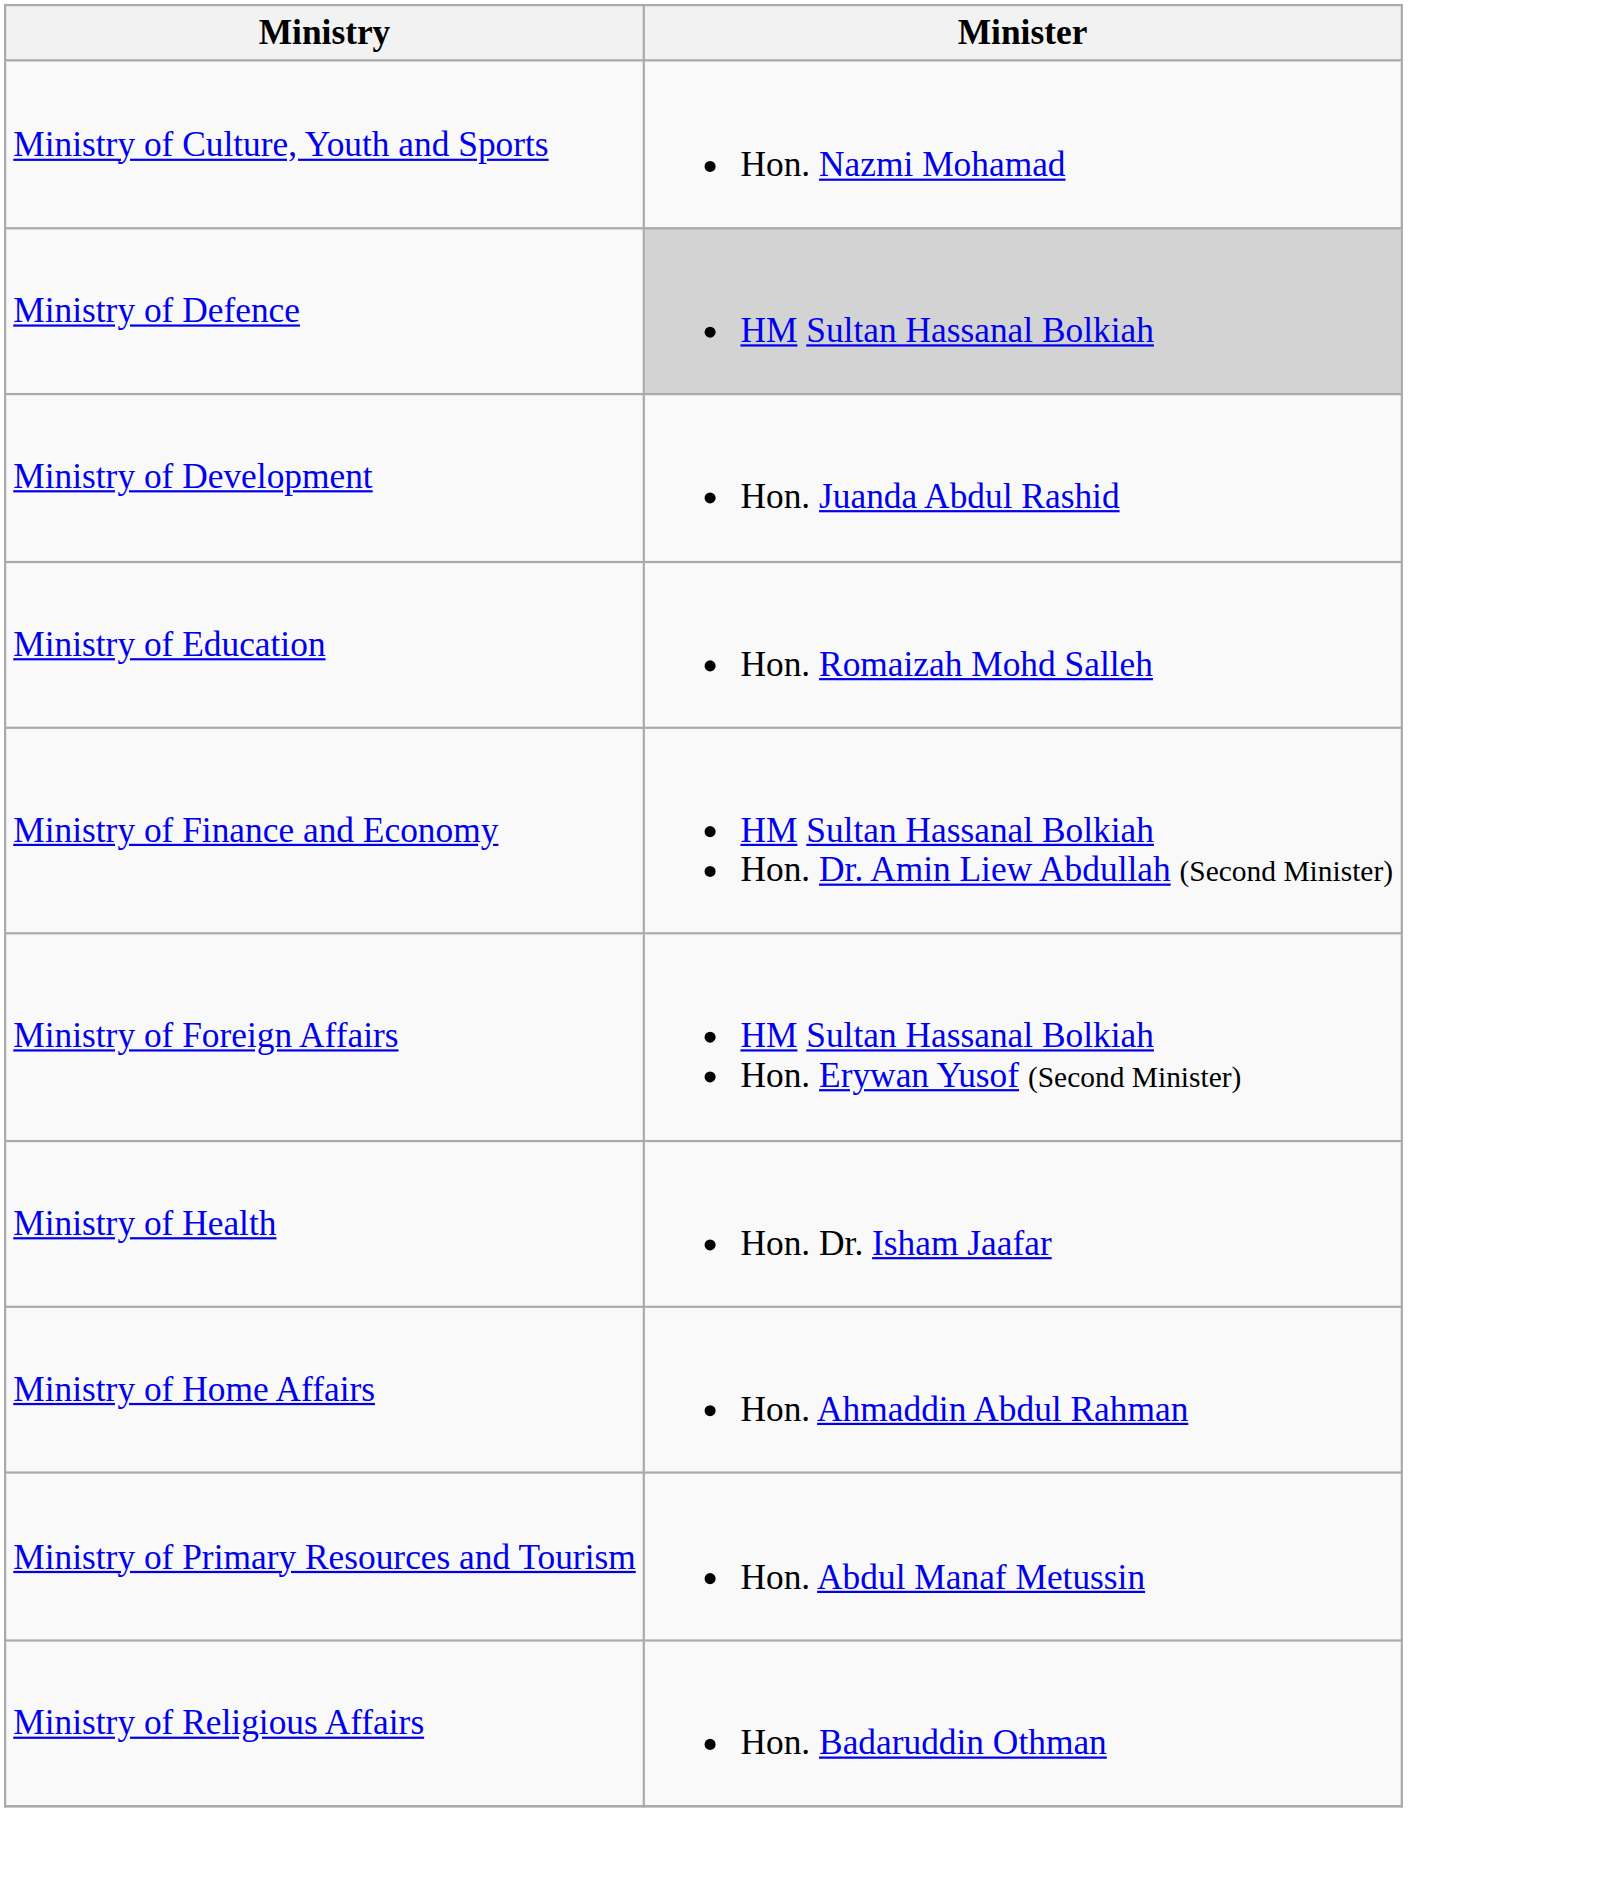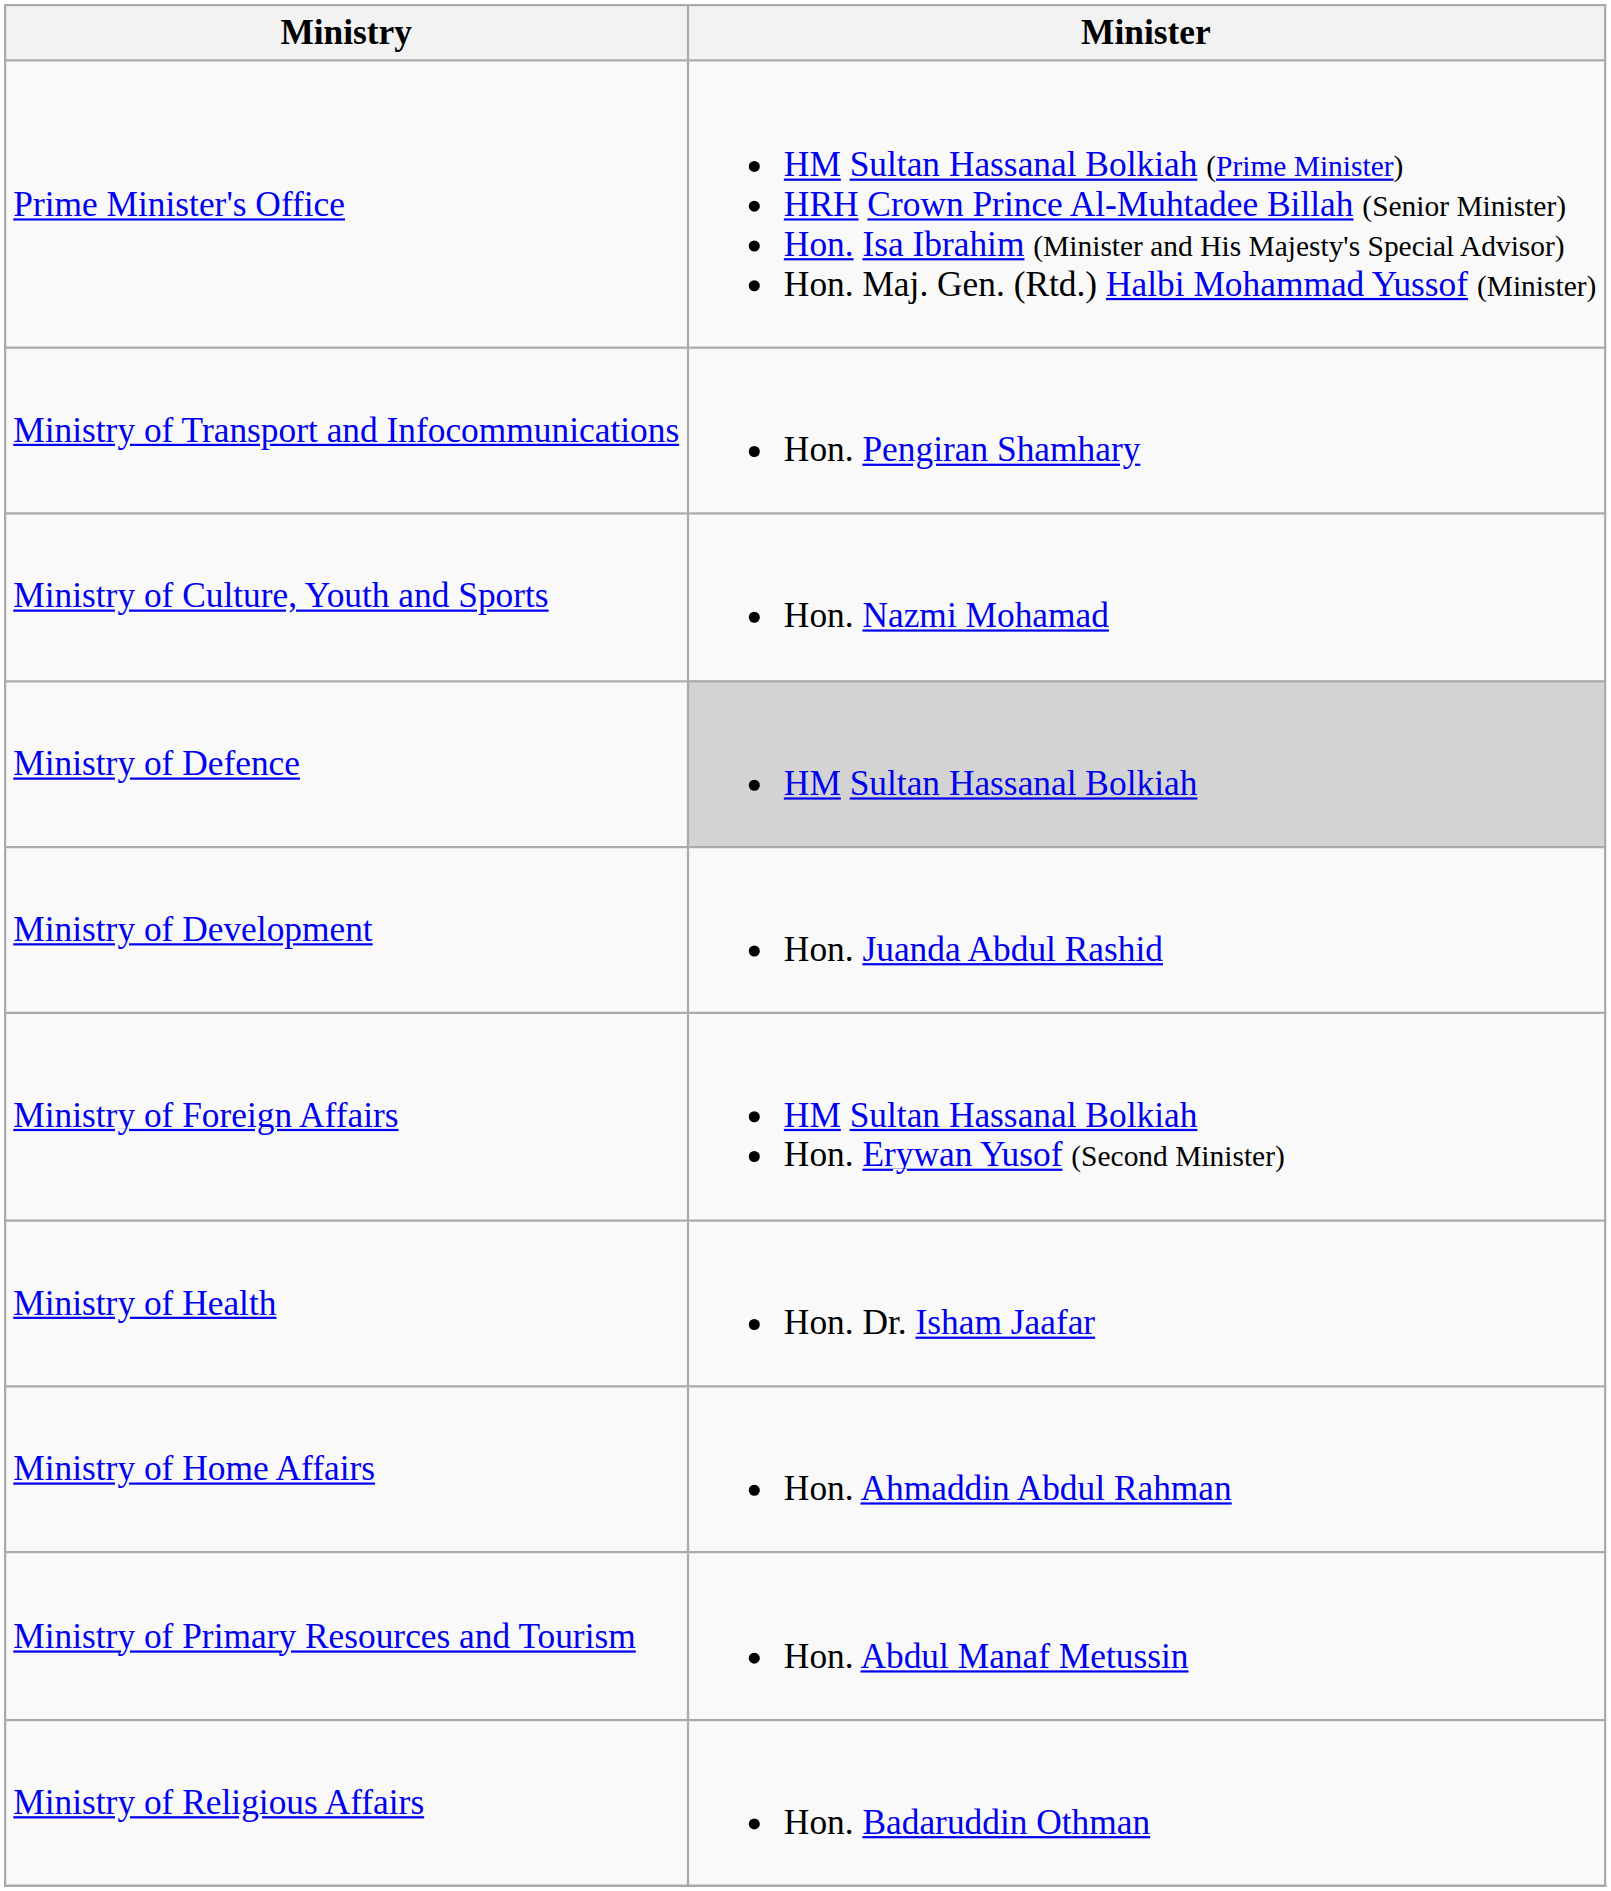+ row: (179, 203)
+ row: (346, 429)
- row: (169, 643)
- row: (256, 830)
